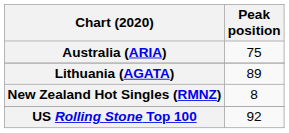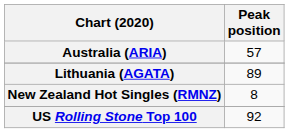(254, 52) 75 -> (254, 52) 57
